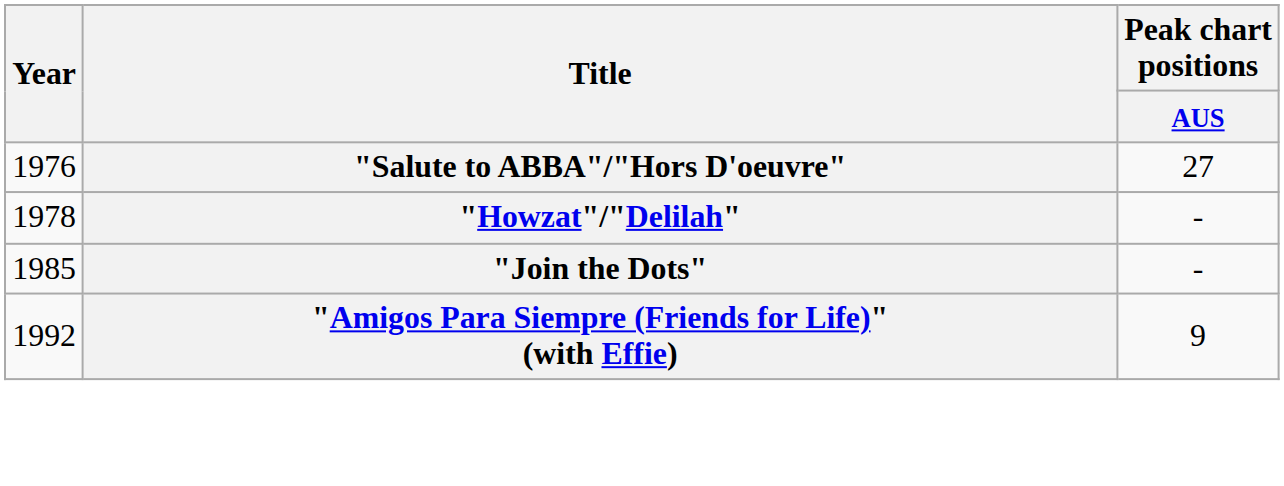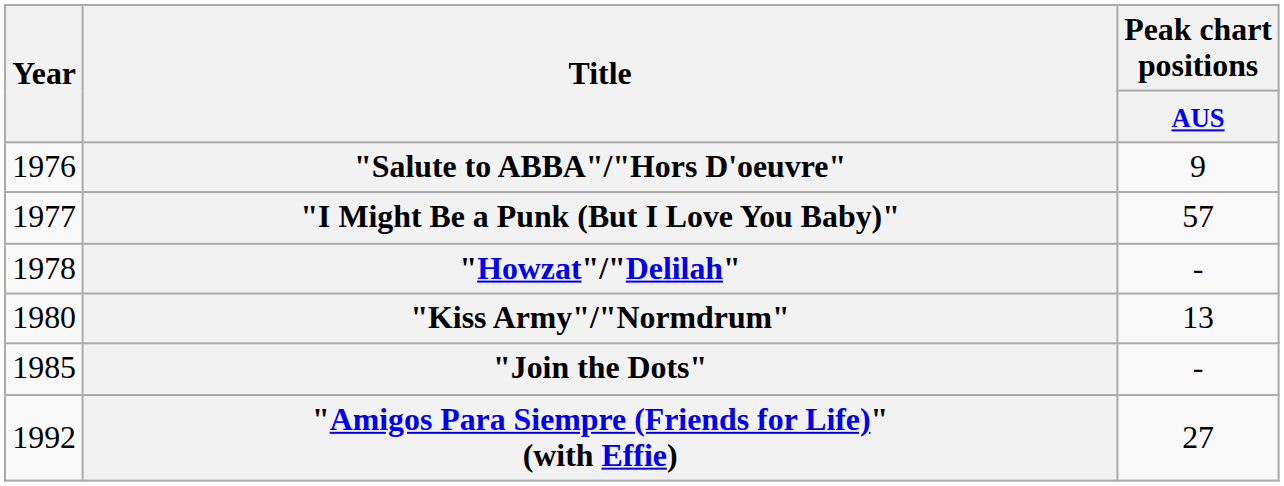(1198, 166) 27 -> (1198, 166) 9
+ row: (600, 217)
+ row: (600, 318)
(1198, 335) 9 -> (1198, 436) 27
